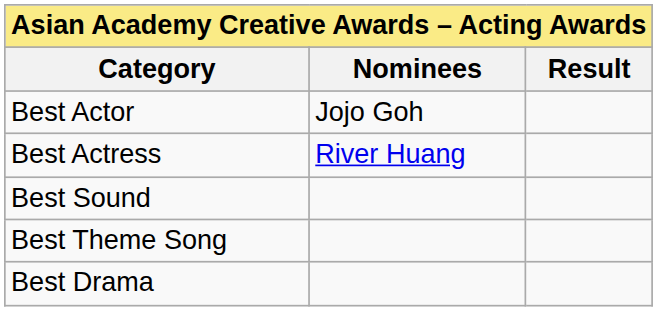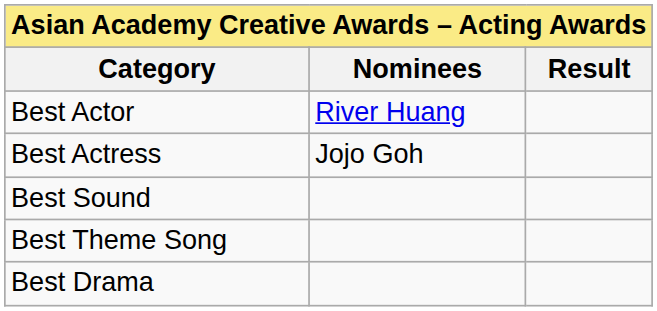(369, 111) Jojo Goh -> (390, 111) River Huang
(390, 154) River Huang -> (369, 154) Jojo Goh
